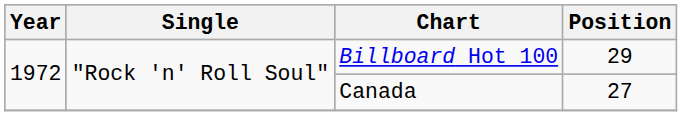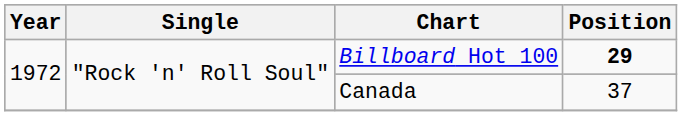(620, 57) normal -> (620, 57) bold
(620, 92) 27 -> (620, 92) 37
